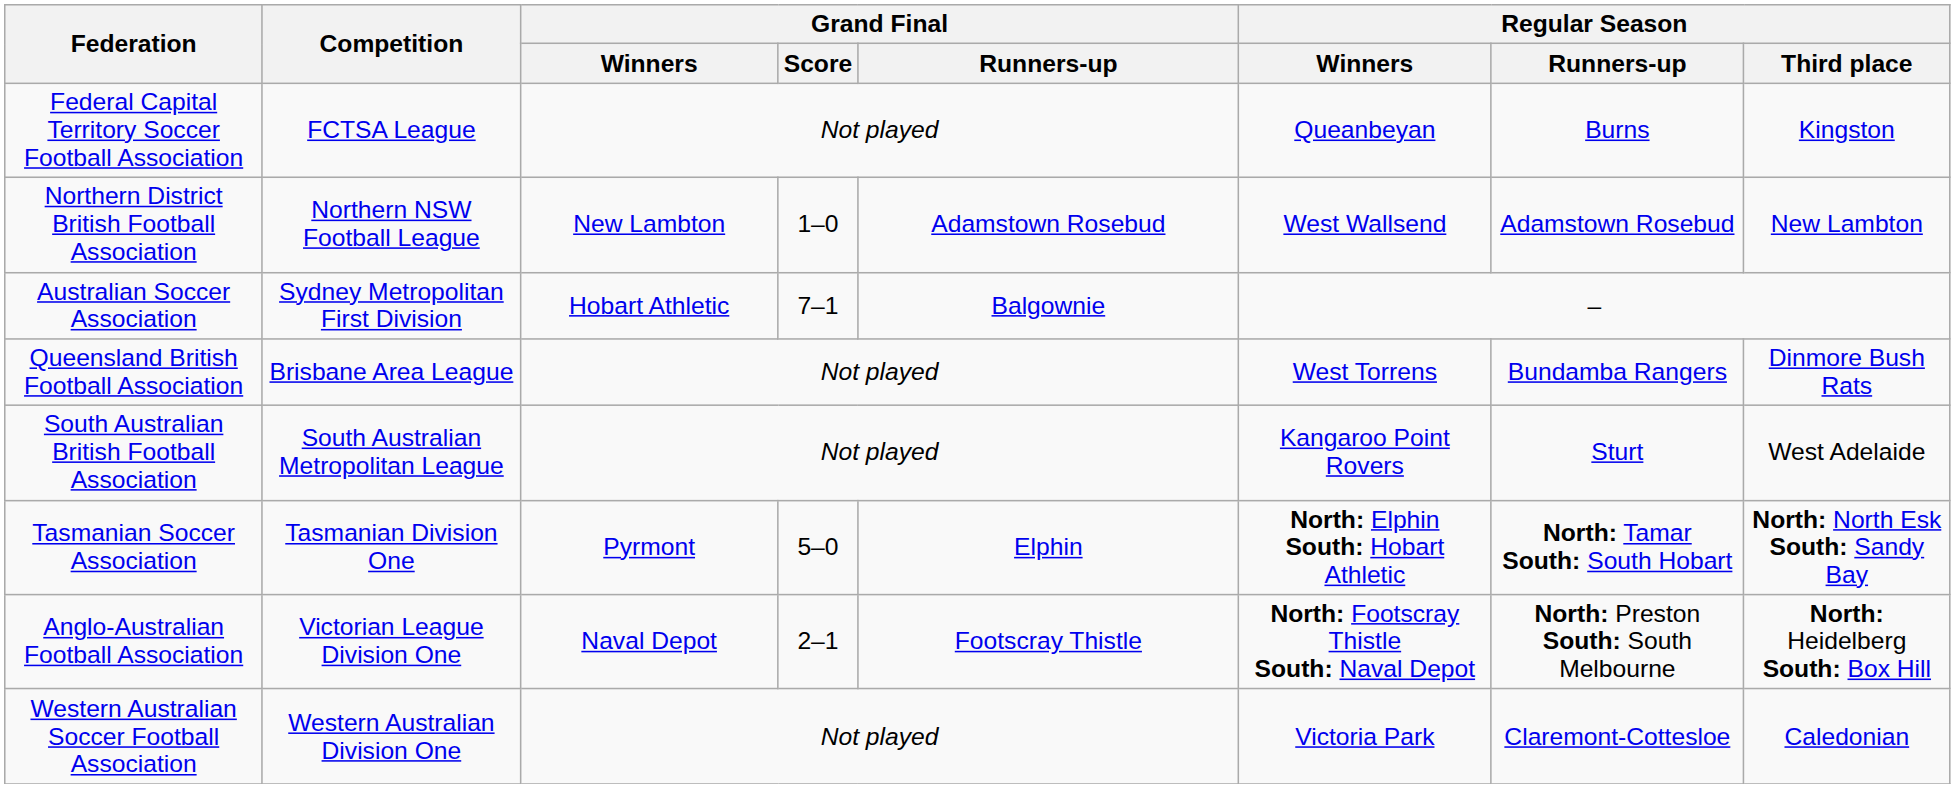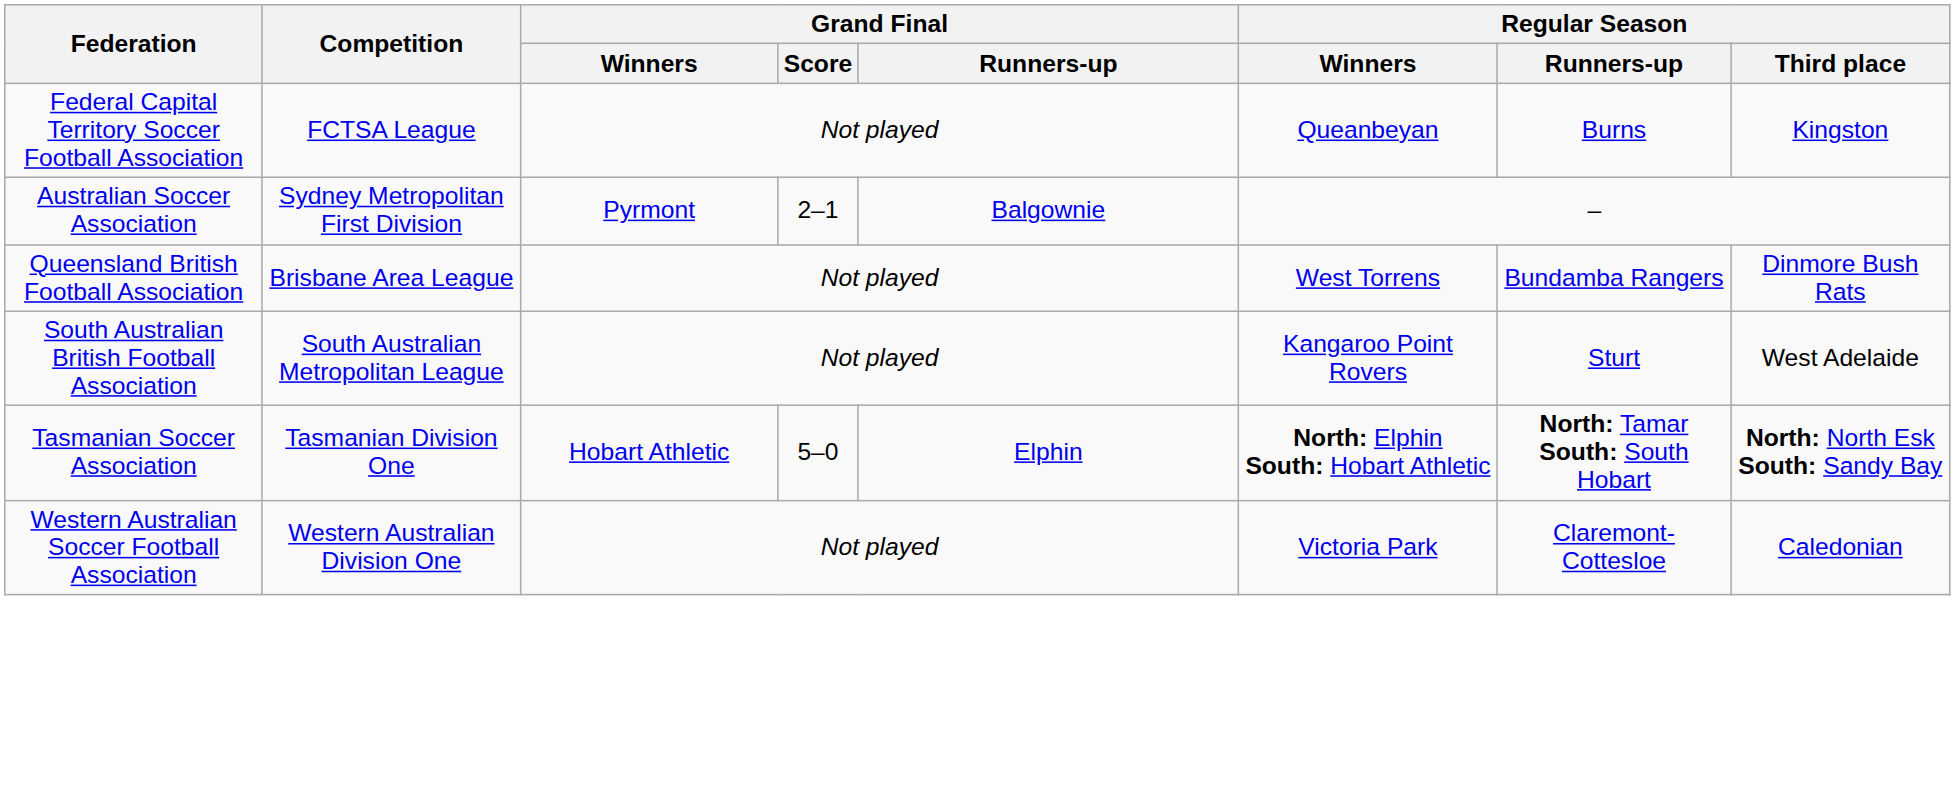- row: (134, 224)
(649, 305) Hobart Athletic -> (649, 210) Pyrmont
(818, 305) 7–1 -> (818, 210) 2–1
(649, 547) Pyrmont -> (649, 452) Hobart Athletic
- row: (134, 641)
